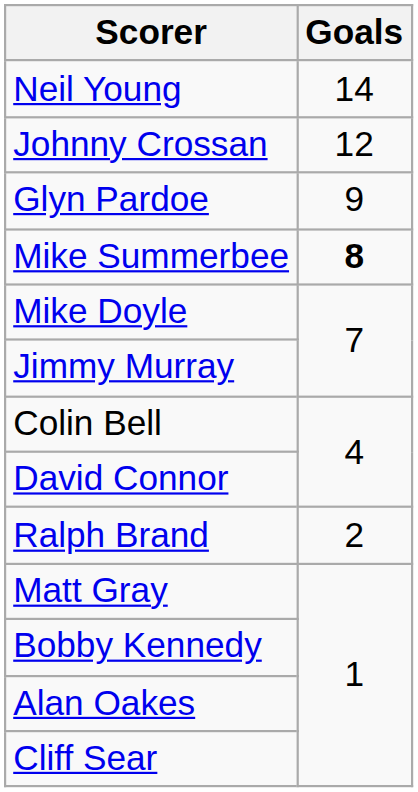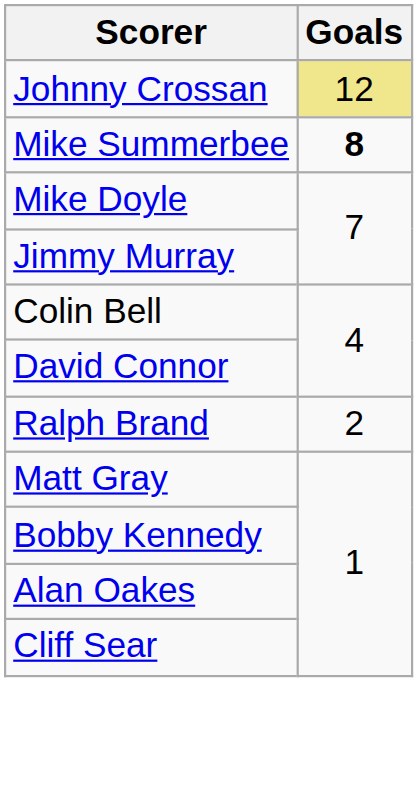- row: (97, 88)
(354, 144) no background -> (354, 88) khaki background
- row: (111, 199)
